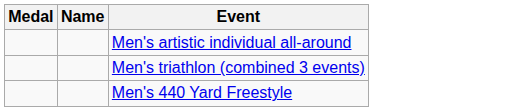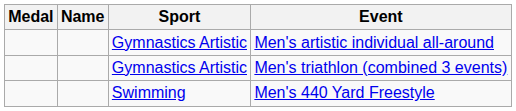+ column: (179, 17)
